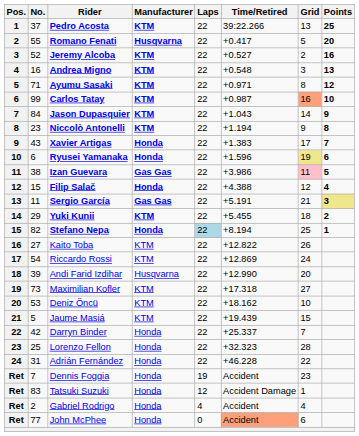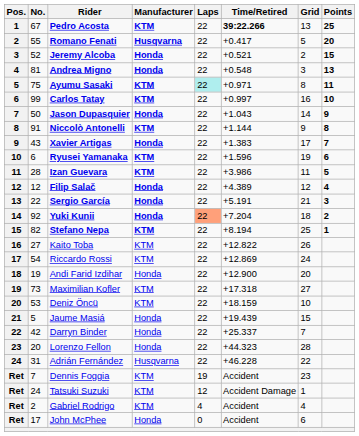(36, 26) 37 -> (36, 26) 67
(244, 26) normal -> (244, 26) bold
(144, 55) KTM -> (149, 55) Honda
(237, 55) +0.527 -> (237, 55) +0.521
(329, 55) 16 -> (329, 55) 15
(36, 70) 16 -> (36, 70) 81
(144, 70) KTM -> (149, 70) Honda
(36, 84) 71 -> (36, 84) 75
(202, 84) no background -> (202, 84) paleturquoise background
(329, 84) 12 -> (329, 84) 11
(237, 99) +0.987 -> (237, 99) +0.997
(306, 99) lightsalmon background -> (306, 99) no background
(36, 113) 84 -> (36, 113) 50
(144, 113) KTM -> (149, 113) Honda
(36, 128) 23 -> (36, 128) 91
(237, 128) +1.194 -> (237, 128) +1.144
(149, 157) Honda -> (144, 157) KTM
(306, 157) khaki background -> (306, 157) no background
(36, 172) 38 -> (36, 172) 28
(153, 172) Gas Gas -> (144, 172) KTM
(305, 172) pink background -> (305, 172) no background
(36, 186) 15 -> (36, 186) 12
(237, 186) +4.388 -> (237, 186) +4.389
(35, 201) 11 -> (36, 201) 22
(153, 201) Gas Gas -> (149, 201) Honda
(326, 201) khaki background -> (326, 201) no background
(36, 215) 29 -> (36, 215) 92
(144, 215) KTM -> (149, 215) Honda
(202, 215) no background -> (202, 215) lightsalmon background
(237, 215) +5.455 -> (237, 215) +7.204
(149, 230) Honda -> (144, 230) KTM
(202, 230) lightblue background -> (202, 230) no background
(36, 274) 39 -> (36, 274) 19
(157, 274) Husqvarna -> (148, 274) Honda
(240, 274) +12.990 -> (240, 274) +12.900
(240, 303) +18.162 -> (240, 303) +18.159
(144, 317) KTM -> (148, 317) Honda
(36, 347) 25 -> (36, 347) 20
(240, 347) +32.323 -> (240, 347) +44.323
(148, 361) Honda -> (157, 361) Husqvarna
(148, 376) Honda -> (144, 376) KTM
(36, 390) 83 -> (36, 390) 24
(148, 390) Honda -> (144, 390) KTM
(148, 405) Honda -> (144, 405) KTM
(36, 419) 77 -> (36, 419) 17
(241, 419) lightsalmon background -> (241, 419) no background
